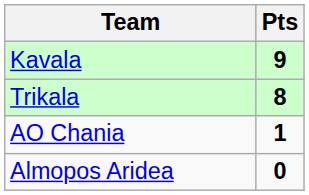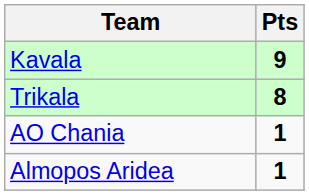(280, 171) 0 -> (280, 171) 1
